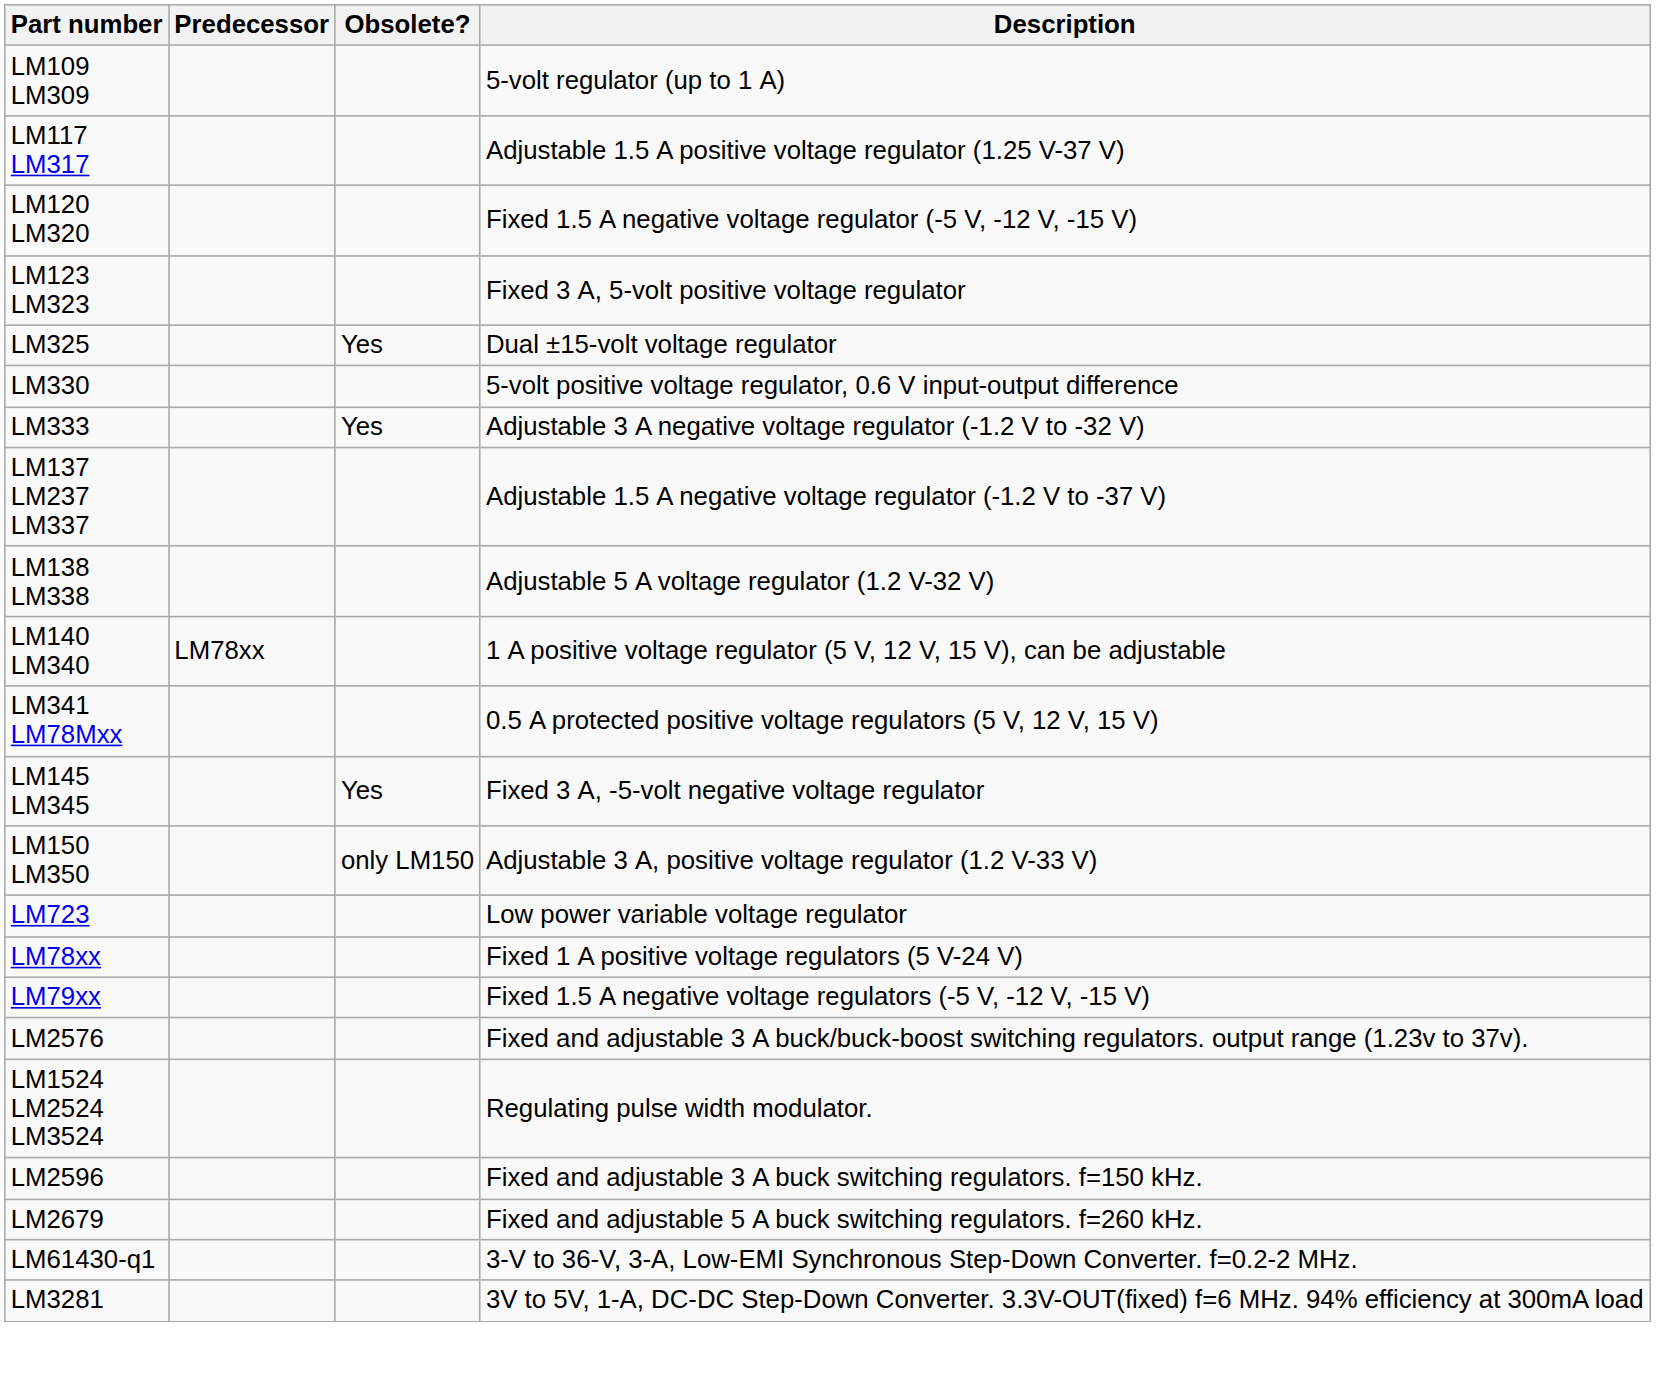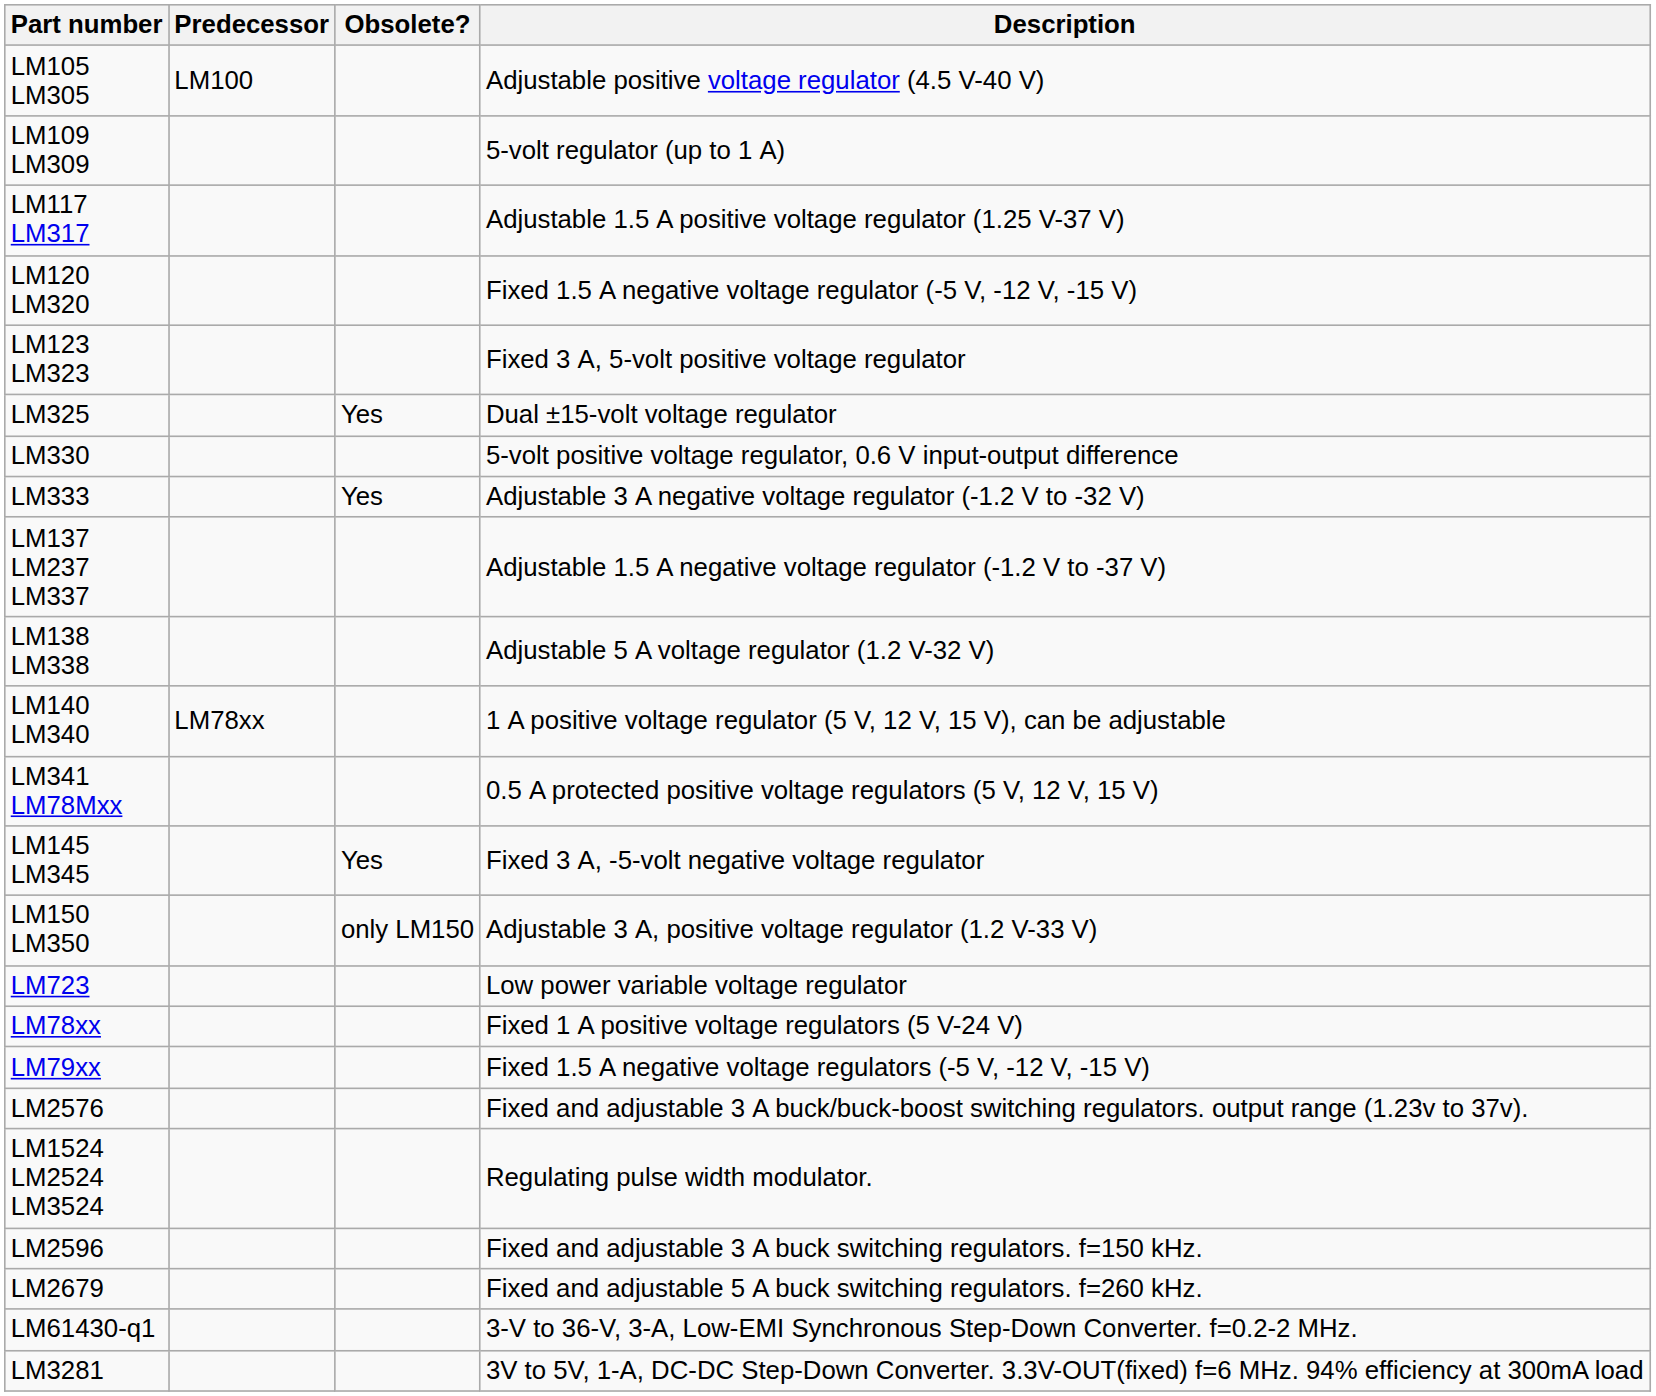+ row: (50, 80)
